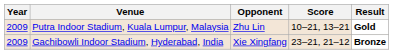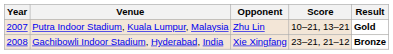(17, 27) 2009 -> (17, 27) 2007
(17, 42) 2009 -> (17, 42) 2008
